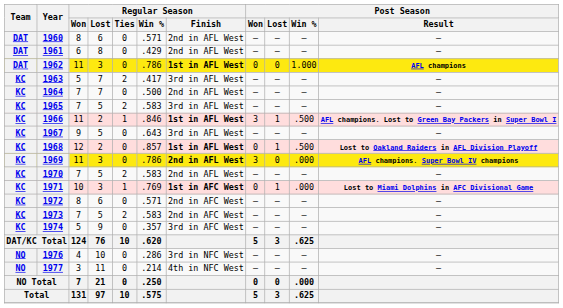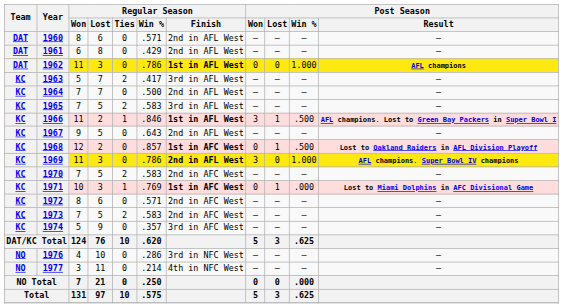(206, 133) 3rd in AFL West -> (206, 133) 2nd in AFL West
(206, 147) 1st in AFL West -> (206, 147) 1st in AFC West
(304, 161) .000 -> (304, 161) 1.000
(206, 174) 2nd in AFL West -> (206, 174) 2nd in AFC West
